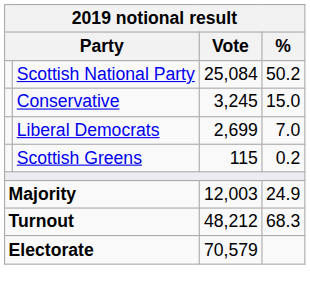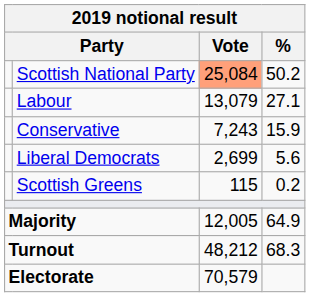(231, 74) no background -> (231, 74) lightsalmon background
+ row: (44, 102)
(236, 102) 3,245 -> (236, 130) 7,243
(283, 102) 15.0 -> (283, 130) 15.9
(288, 130) 7.0 -> (288, 158) 5.6
(231, 194) 12,003 -> (231, 221) 12,005
(283, 194) 24.9 -> (283, 221) 64.9
